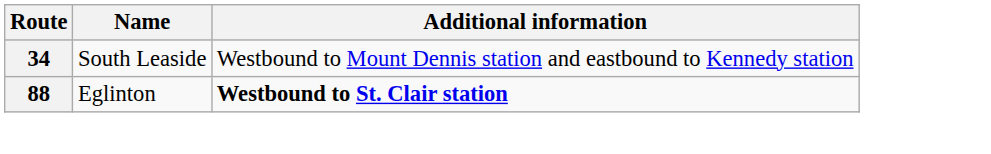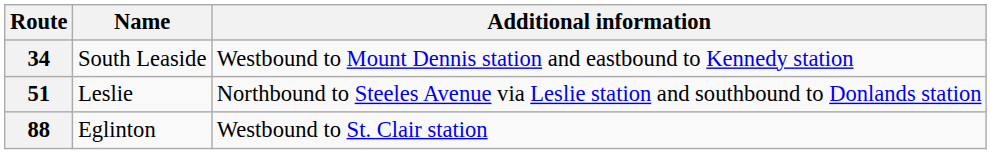+ row: (39, 93)
(362, 93) bold -> (352, 129) normal
